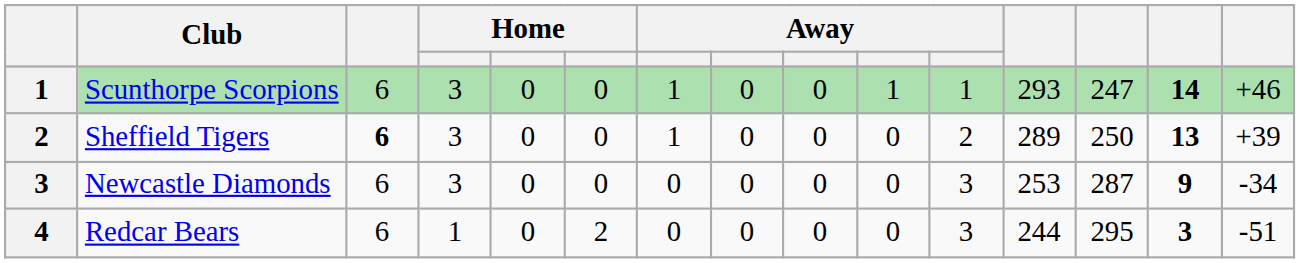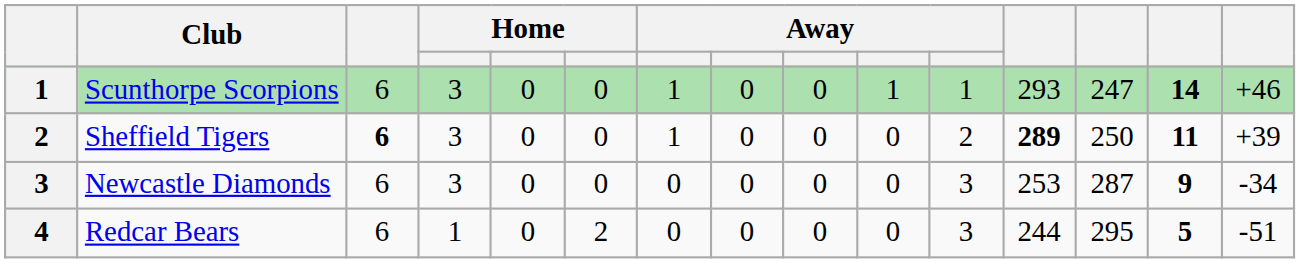(1039, 136) normal -> (1039, 136) bold
(1185, 136) 13 -> (1185, 136) 11
(1185, 231) 3 -> (1185, 231) 5
